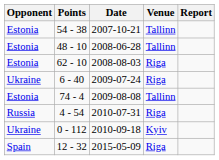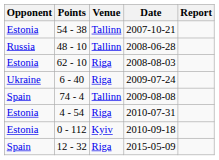columns swapped: (116, 12) <-> (161, 12)
(23, 46) Estonia -> (21, 46) Russia
(23, 96) Estonia -> (19, 96) Spain
(21, 113) Russia -> (23, 113) Estonia
(24, 130) Ukraine -> (23, 130) Estonia
